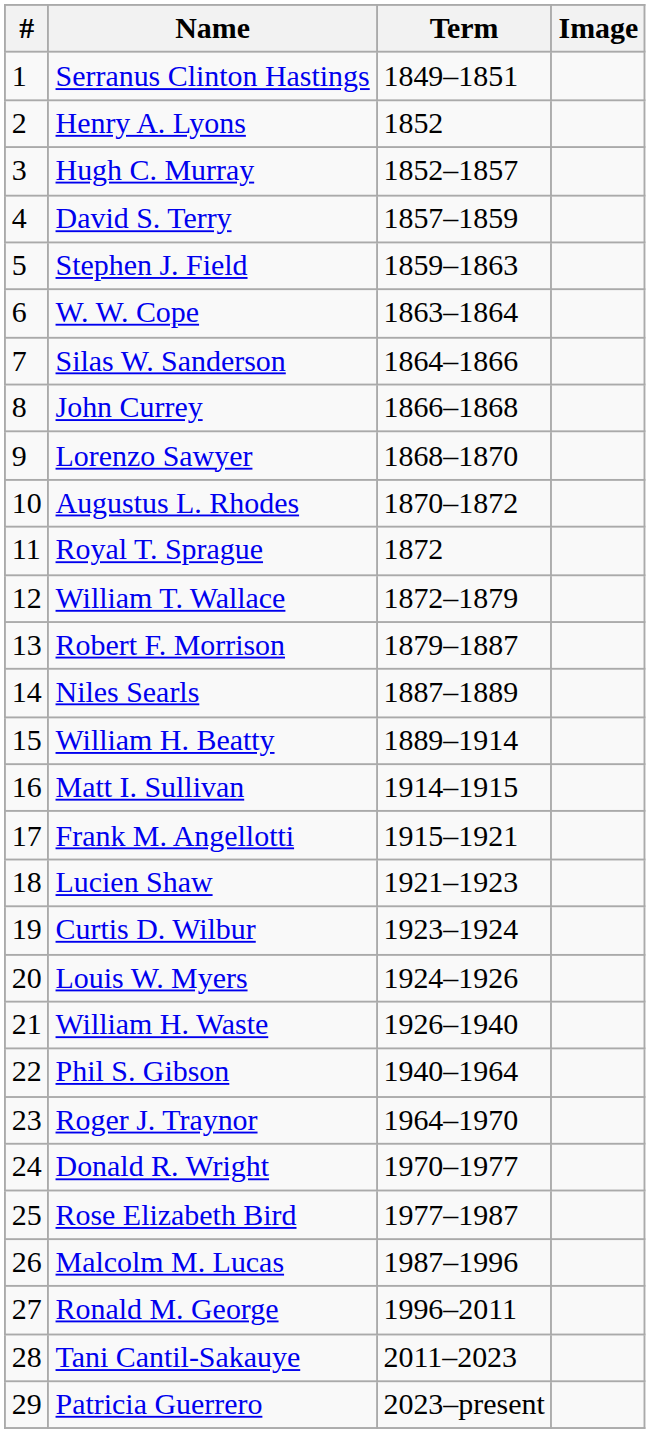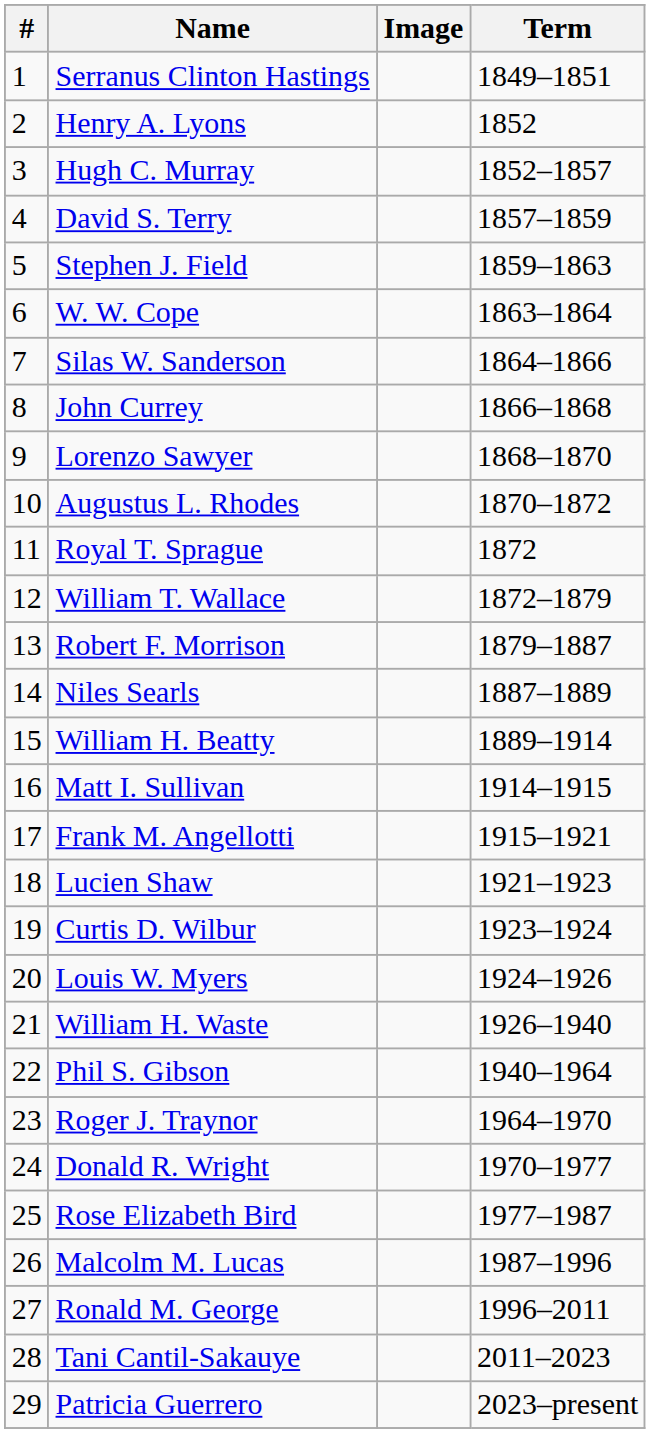columns swapped: (598, 28) <-> (464, 28)
